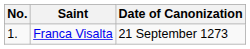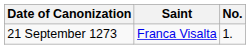columns swapped: (17, 14) <-> (180, 14)
